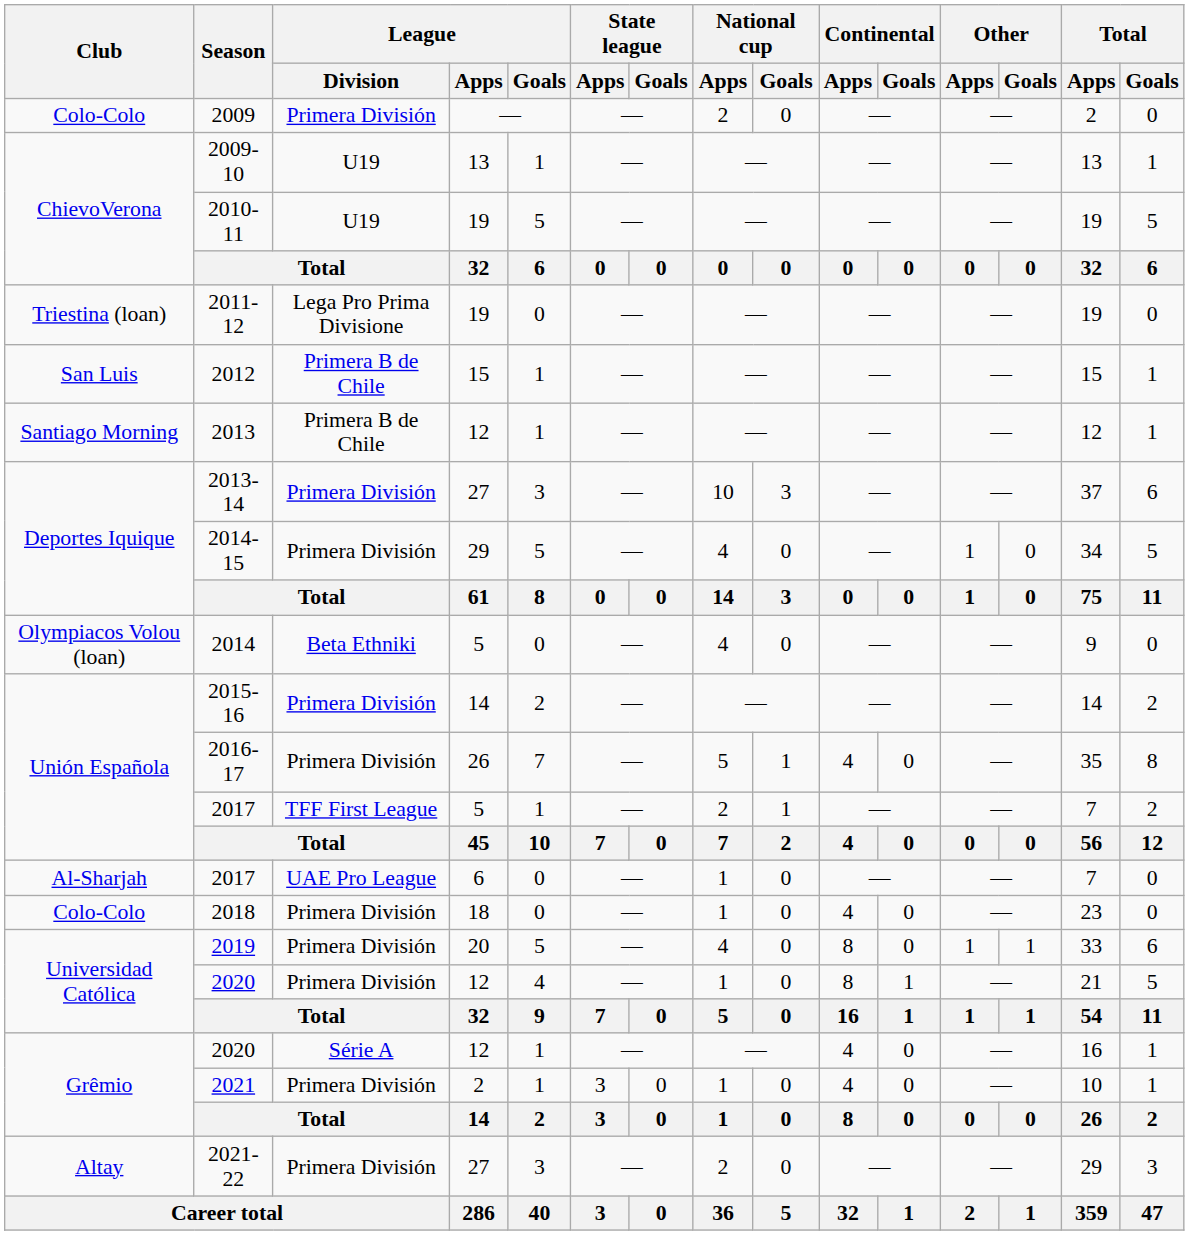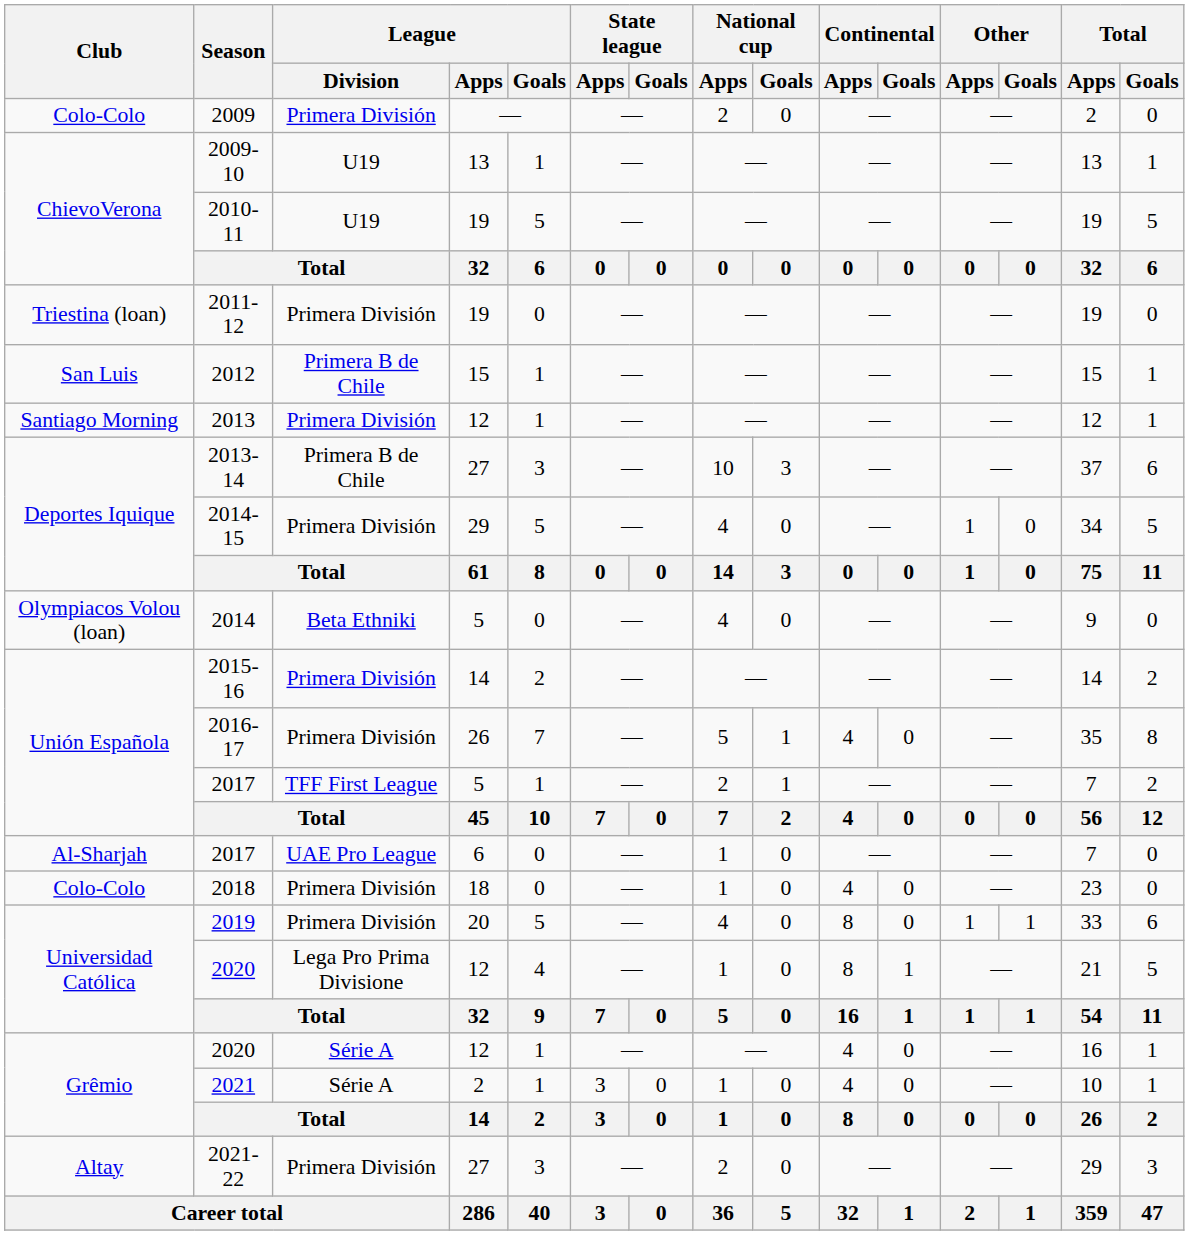(361, 314) Lega Pro Prima Divisione -> (361, 314) Primera División
(361, 432) Primera B de Chile -> (361, 420) Primera División
(361, 491) Primera División -> (361, 466) Primera B de Chile
(361, 981) Primera División -> (361, 968) Lega Pro Prima Divisione
(361, 1084) Primera División -> (361, 1084) Série A
